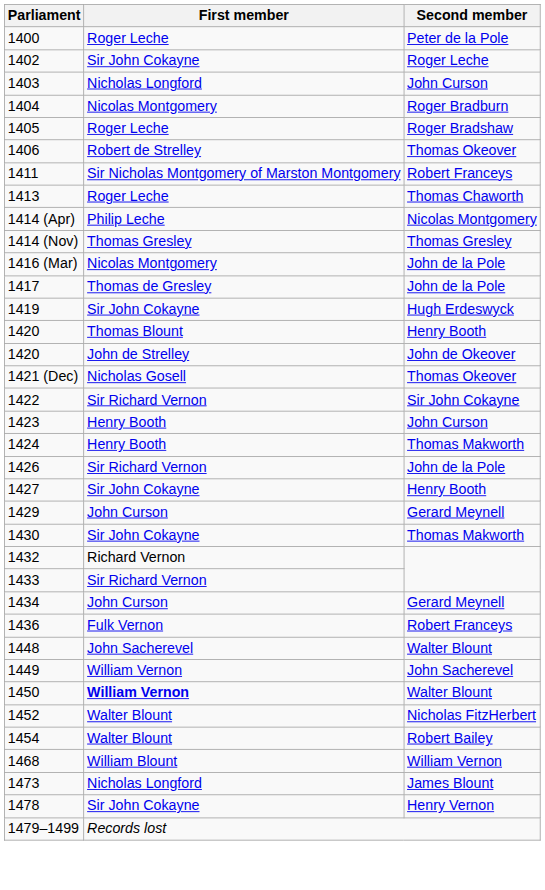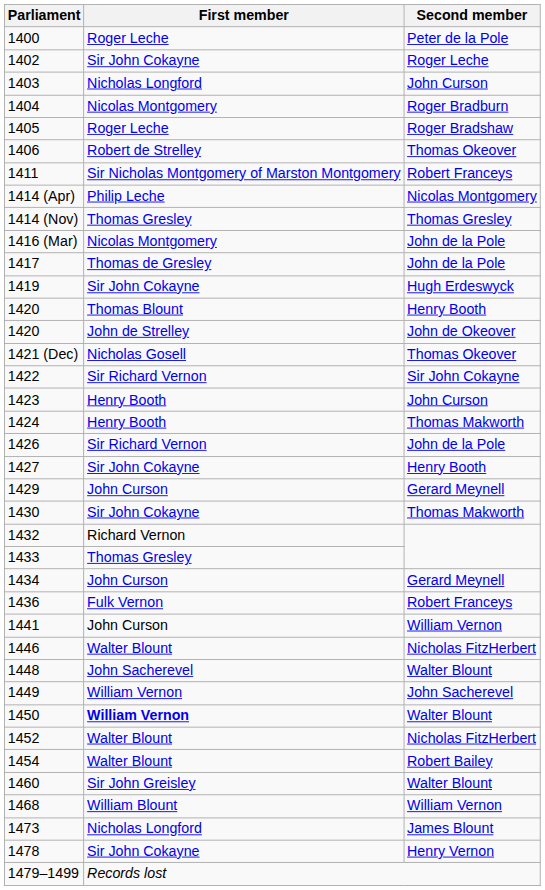- row: (24, 196)
(147, 580) Sir Richard Vernon -> (139, 557) Thomas Gresley
+ row: (24, 625)
+ row: (24, 648)
+ row: (24, 783)
